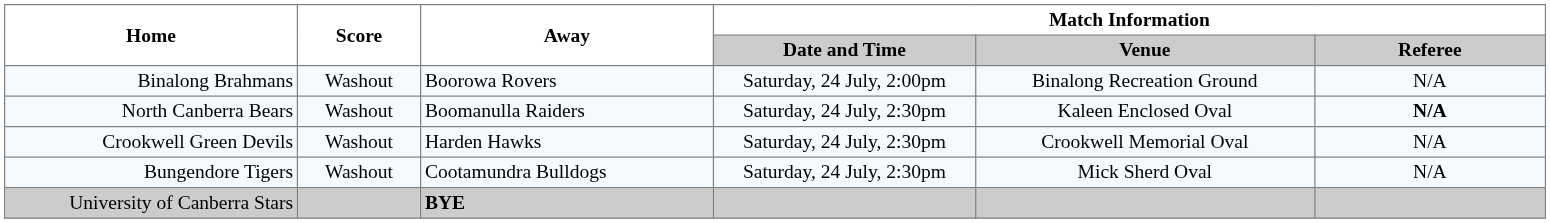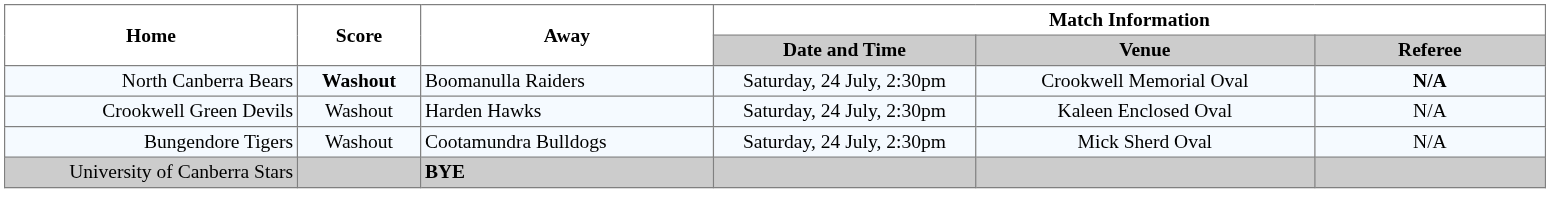- row: (215, 80)
(359, 111) normal -> (359, 80) bold
(1145, 111) Kaleen Enclosed Oval -> (1145, 80) Crookwell Memorial Oval
(1145, 141) Crookwell Memorial Oval -> (1145, 111) Kaleen Enclosed Oval
